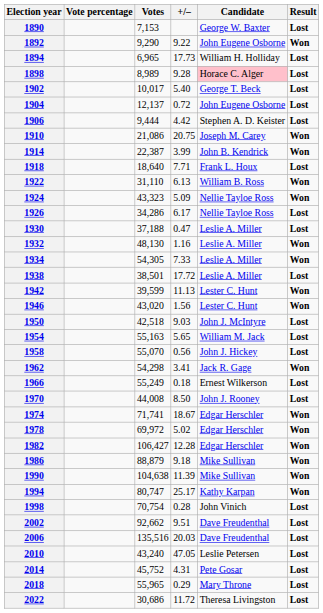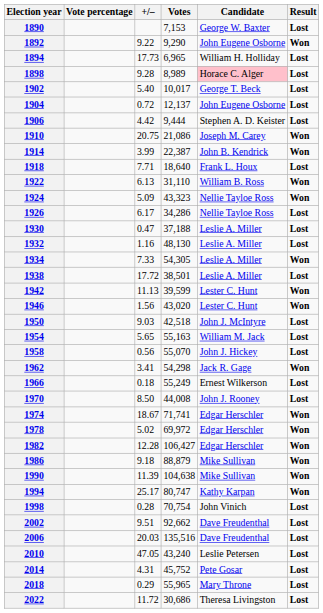columns swapped: (184, 12) <-> (153, 12)
(300, 244) Won -> (299, 244) Lost
